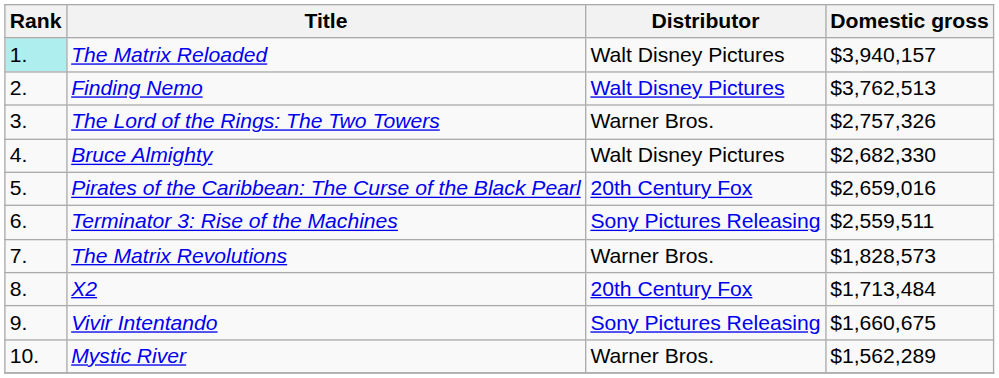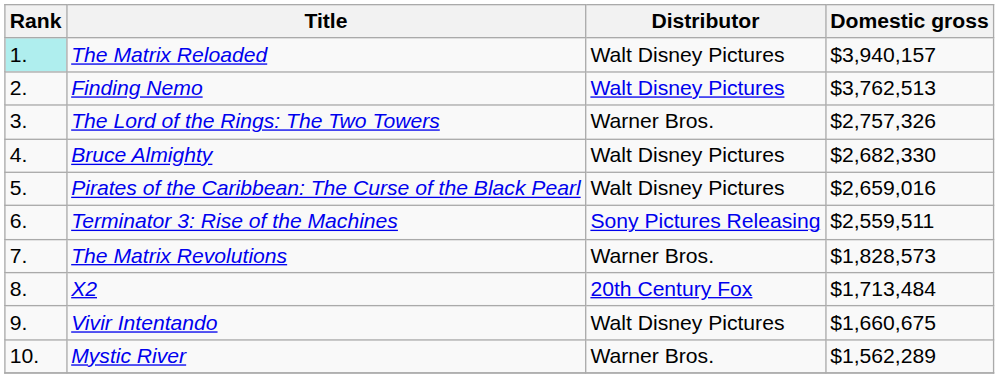(671, 188) 20th Century Fox -> (687, 188) Walt Disney Pictures
(705, 322) Sony Pictures Releasing -> (687, 322) Walt Disney Pictures
